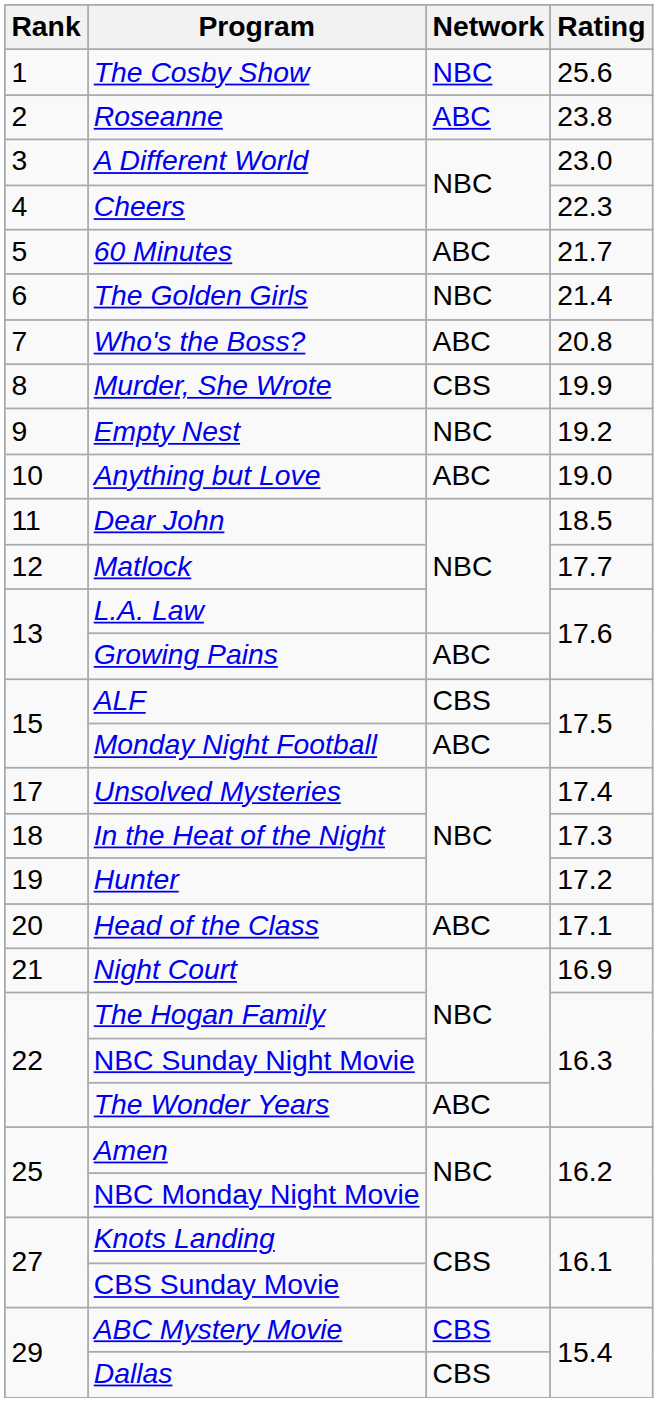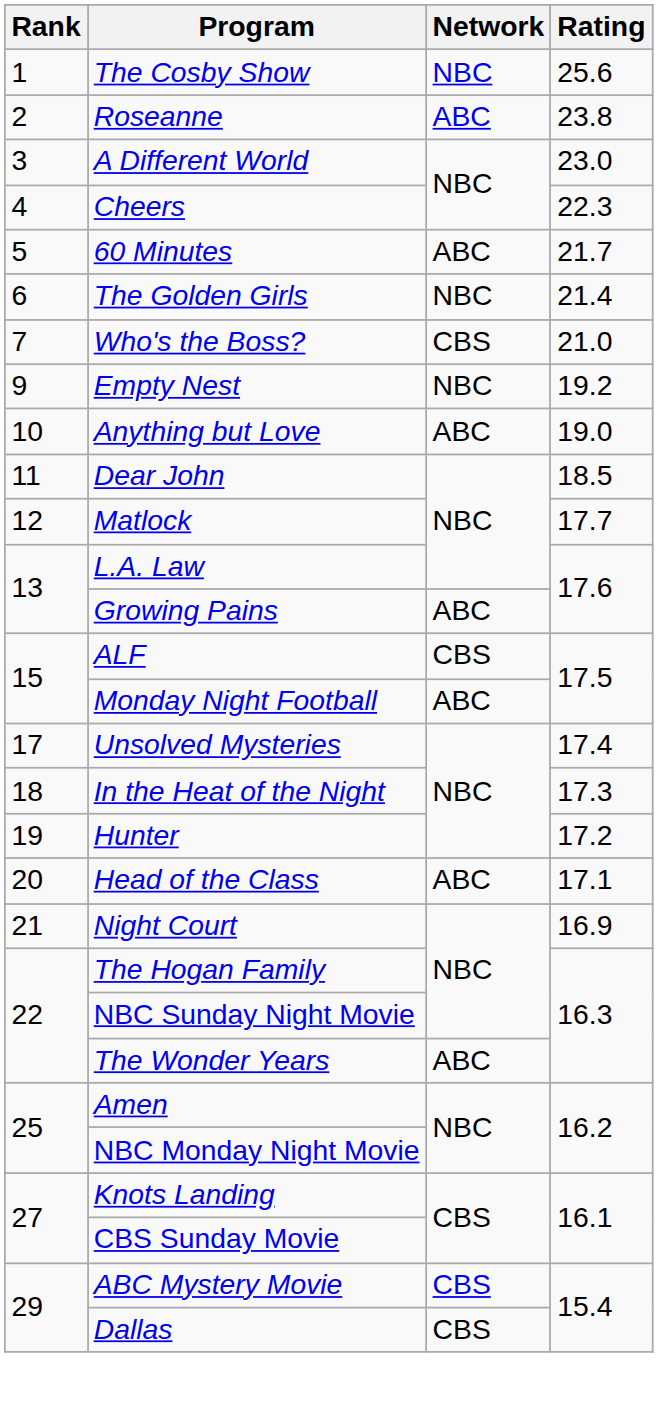(462, 341) ABC -> (462, 341) CBS
(585, 341) 20.8 -> (585, 341) 21.0
- row: (213, 386)
